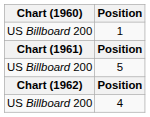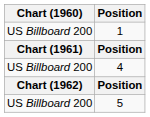rows swapped: (120, 103) <-> (120, 67)
